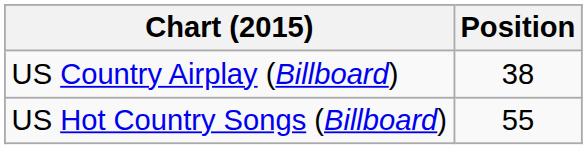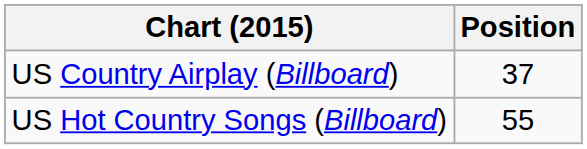(518, 73) 38 -> (518, 73) 37
